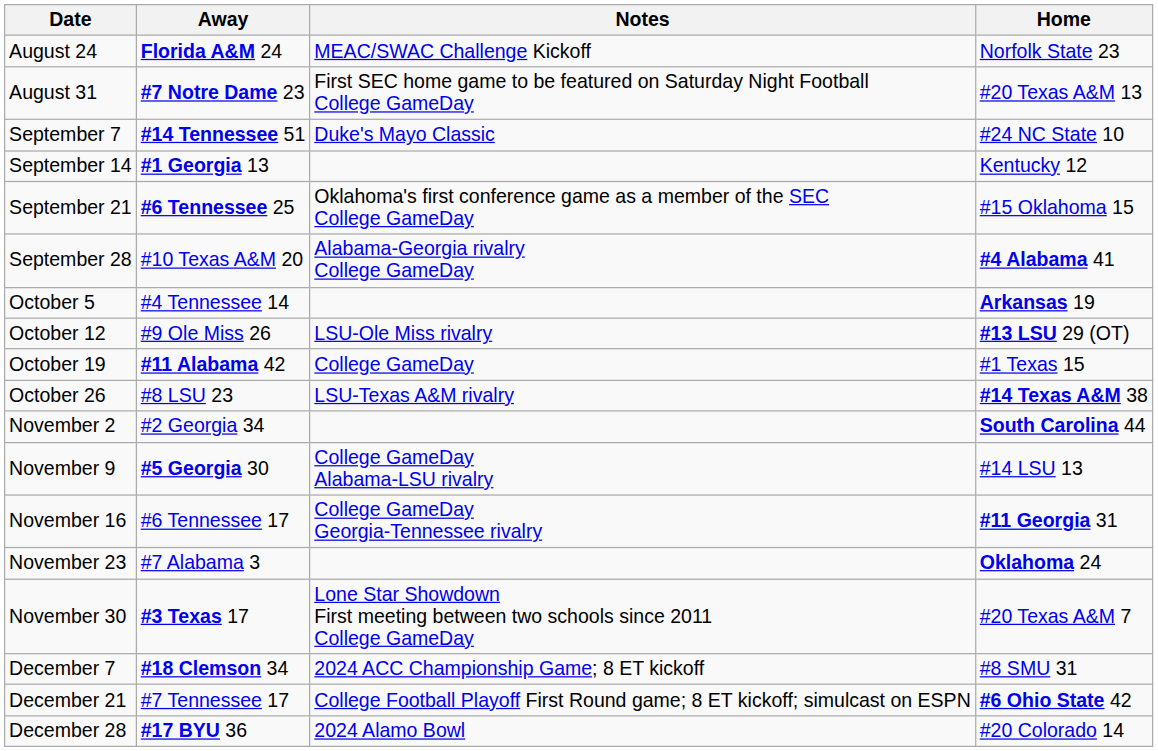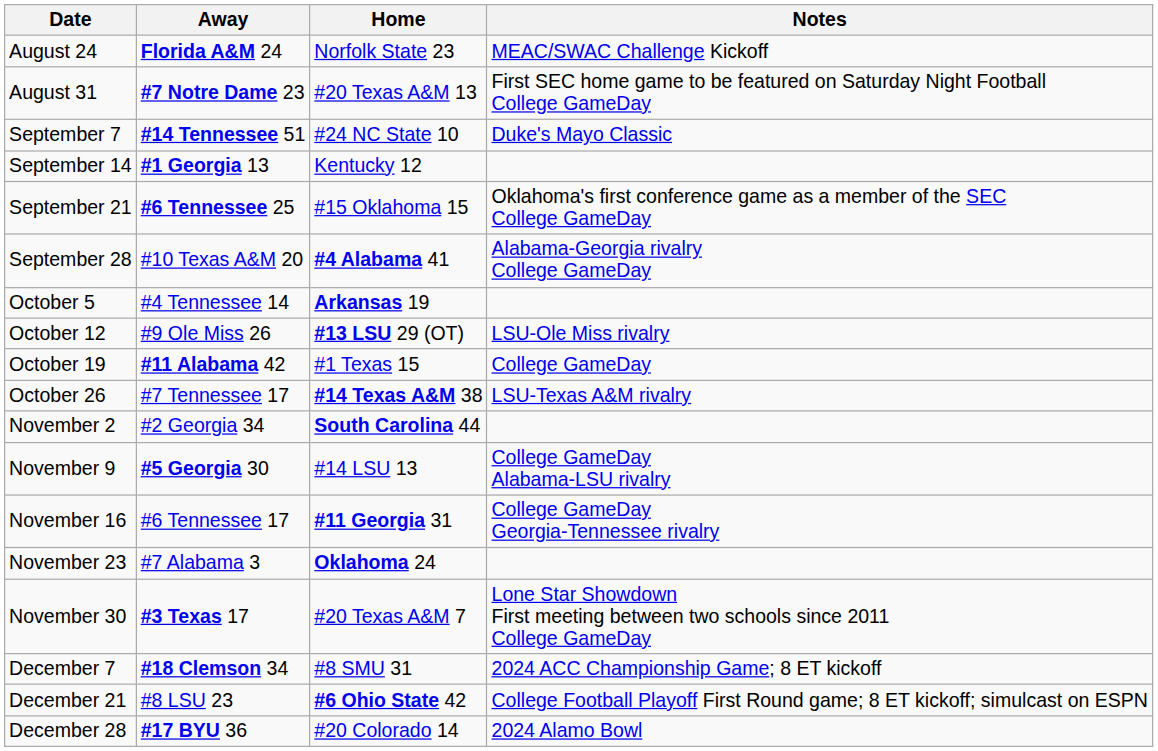columns swapped: (1064, 19) <-> (643, 19)
(187, 395) #8 LSU 23 -> (215, 395) #7 Tennessee 17
(215, 699) #7 Tennessee 17 -> (187, 699) #8 LSU 23
